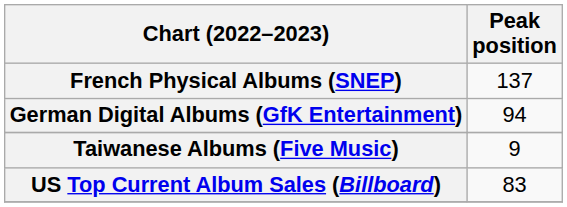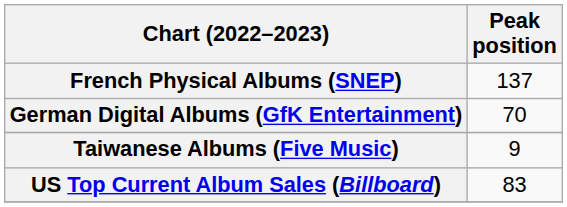(515, 115) 94 -> (515, 115) 70
